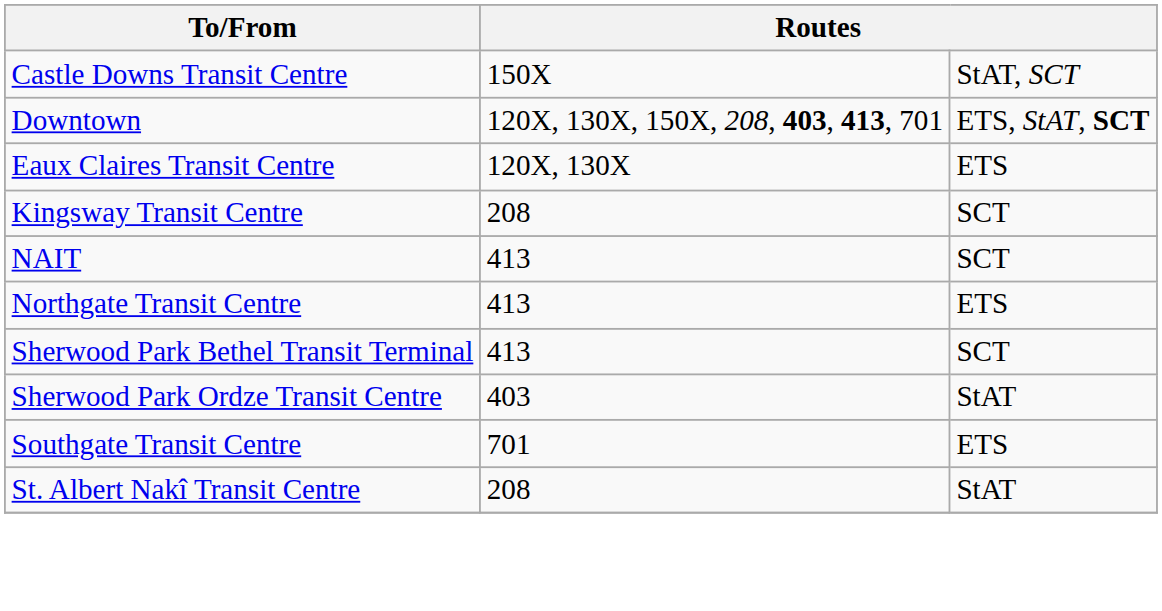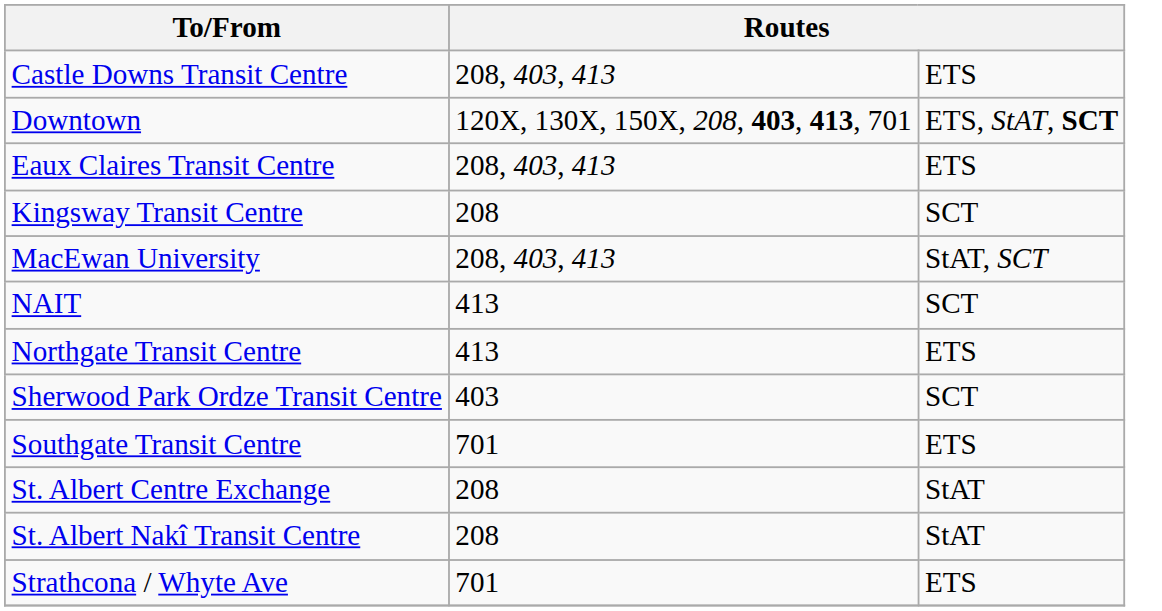(519, 73) 150X -> (535, 73) 208, 403, 413
(1018, 73) StAT, SCT -> (951, 73) ETS
(559, 166) 120X, 130X -> (535, 166) 208, 403, 413
+ row: (136, 258)
- row: (242, 350)
(986, 397) StAT -> (952, 397) SCT
+ row: (171, 489)
+ row: (150, 581)
